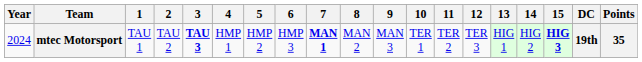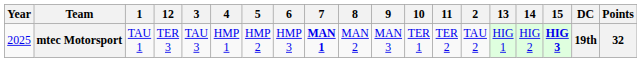columns swapped: (168, 13) <-> (476, 13)
(19, 40) 2024 -> (19, 40) 2025
(198, 40) bold -> (196, 40) normal
(619, 40) 35 -> (618, 40) 32
